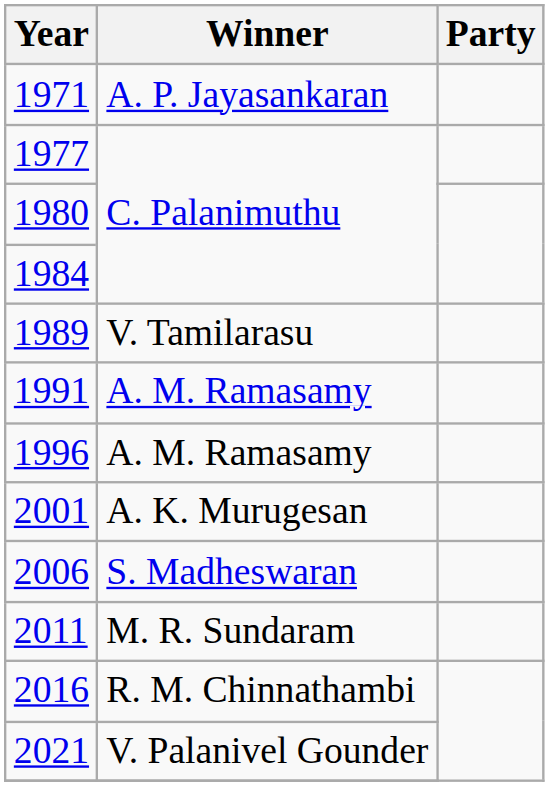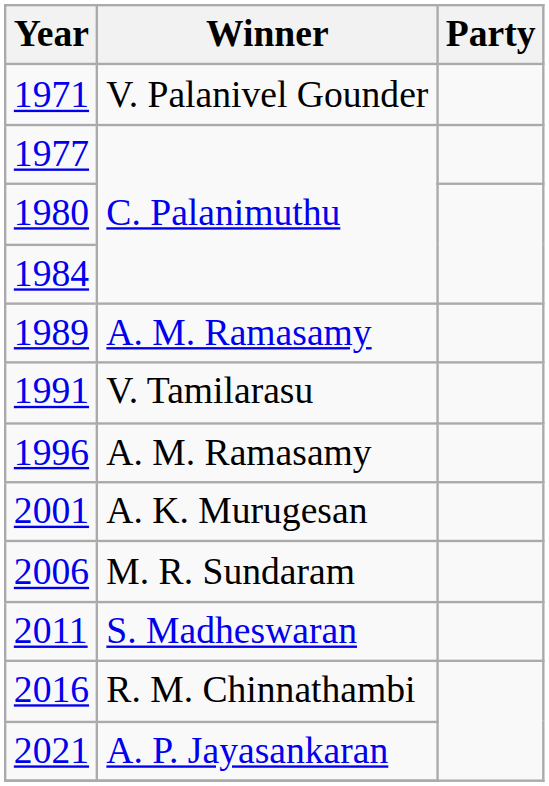(247, 93) A. P. Jayasankaran -> (267, 93) V. Palanivel Gounder
(210, 332) V. Tamilarasu -> (239, 332) A. M. Ramasamy
(239, 392) A. M. Ramasamy -> (210, 392) V. Tamilarasu
(232, 570) S. Madheswaran -> (231, 570) M. R. Sundaram
(231, 630) M. R. Sundaram -> (232, 630) S. Madheswaran
(267, 749) V. Palanivel Gounder -> (247, 749) A. P. Jayasankaran
